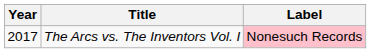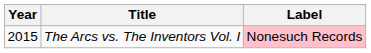(23, 36) 2017 -> (23, 36) 2015
